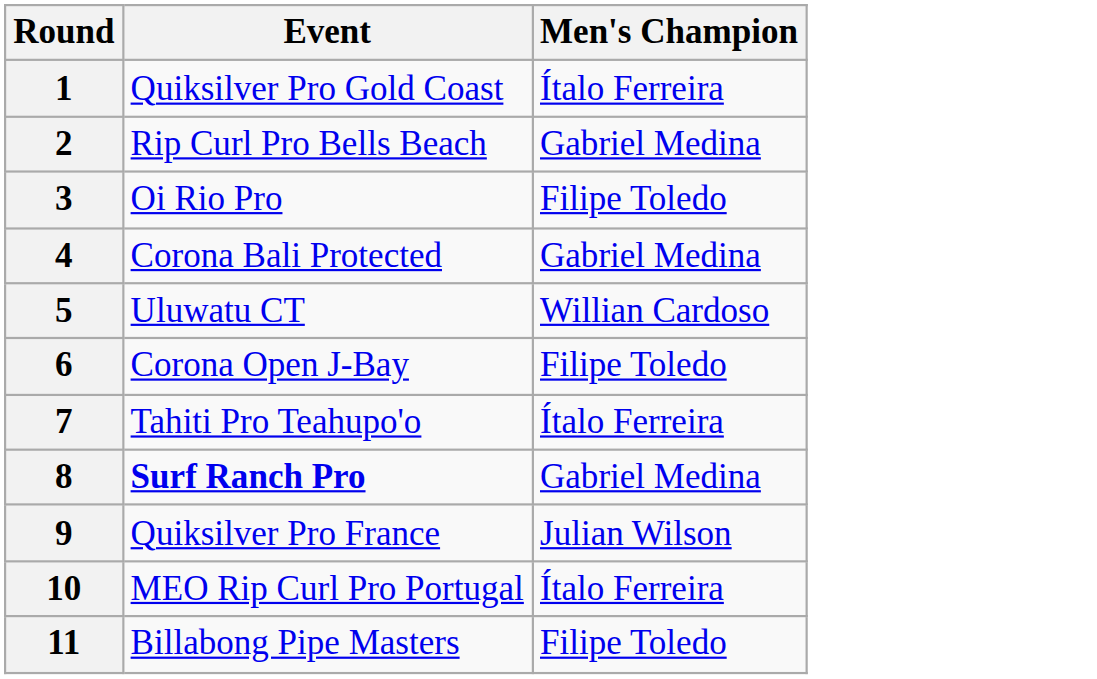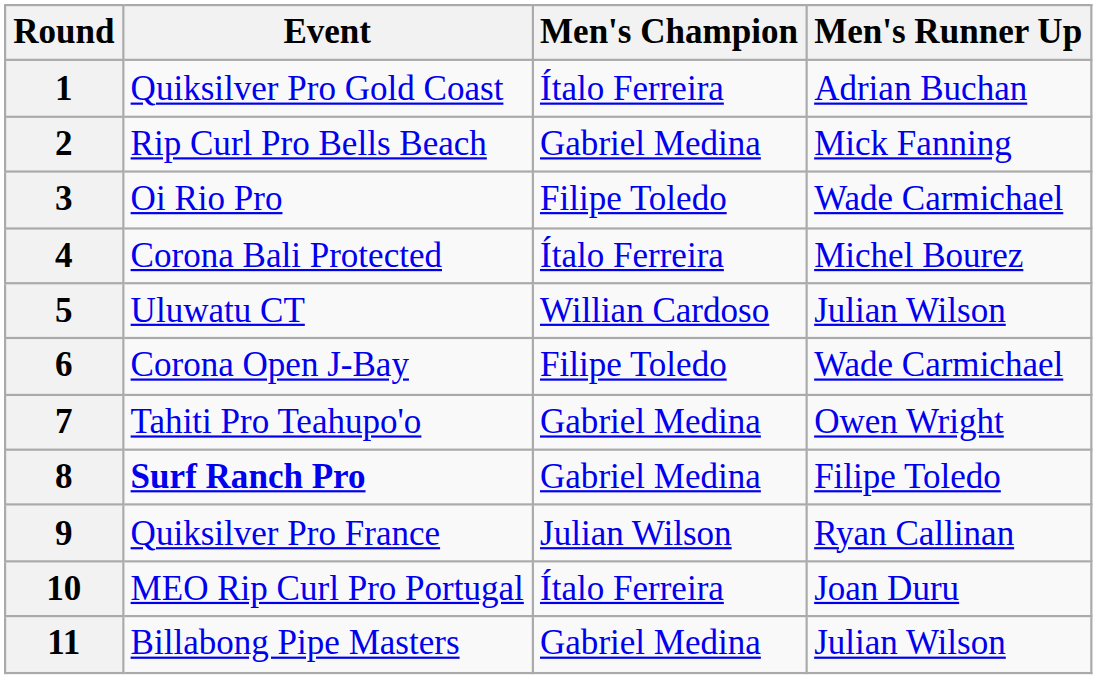+ column: (948, 32)
(650, 254) Gabriel Medina -> (632, 254) Ítalo Ferreira
(632, 421) Ítalo Ferreira -> (650, 421) Gabriel Medina
(633, 643) Filipe Toledo -> (650, 643) Gabriel Medina
